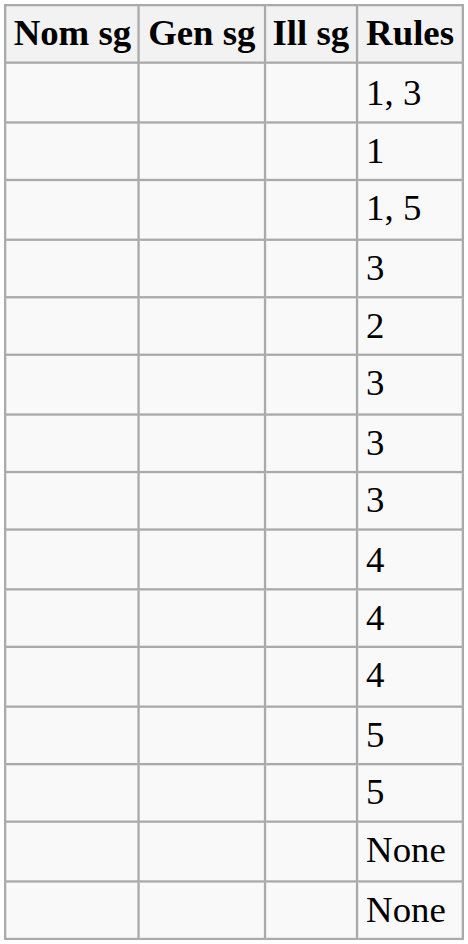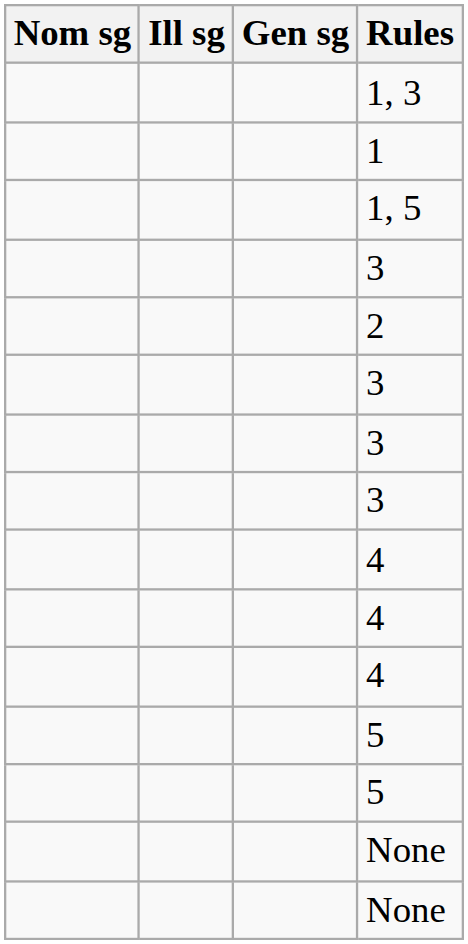columns swapped: (202, 33) <-> (311, 33)
